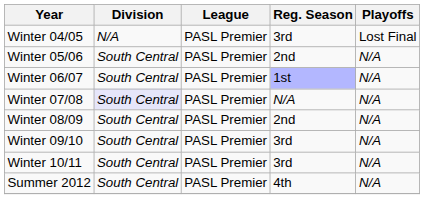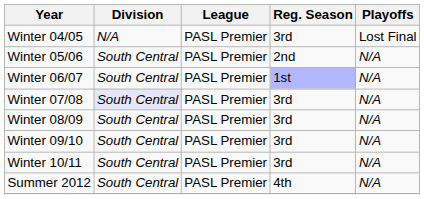(284, 99) N/A -> (283, 99) 3rd
(284, 120) 2nd -> (283, 120) 3rd
